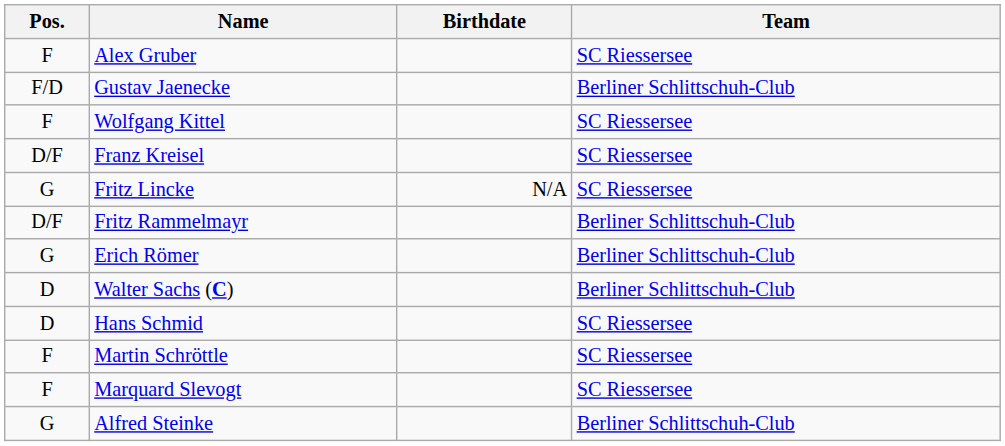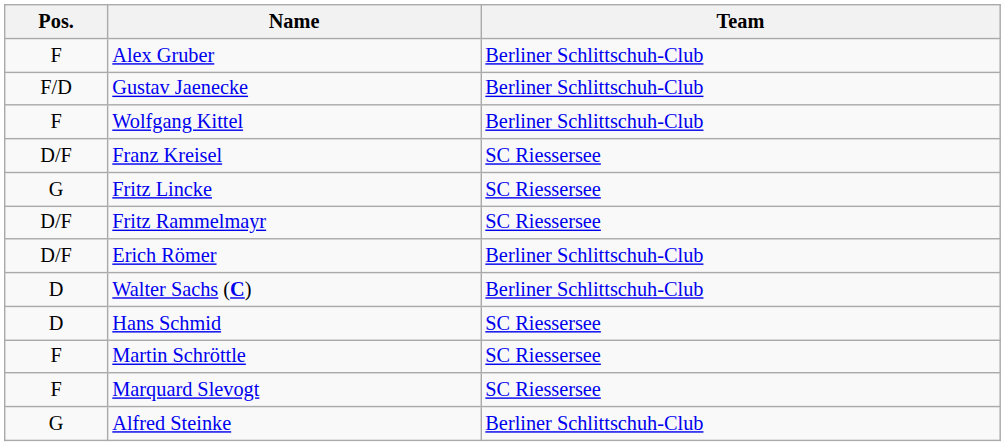- column: (484, 21)
(634, 55) SC Riessersee -> (594, 55) Berliner Schlittschuh-Club
(634, 122) SC Riessersee -> (594, 122) Berliner Schlittschuh-Club
(686, 222) Berliner Schlittschuh-Club -> (543, 222) SC Riessersee
(47, 256) G -> (56, 256) D/F
